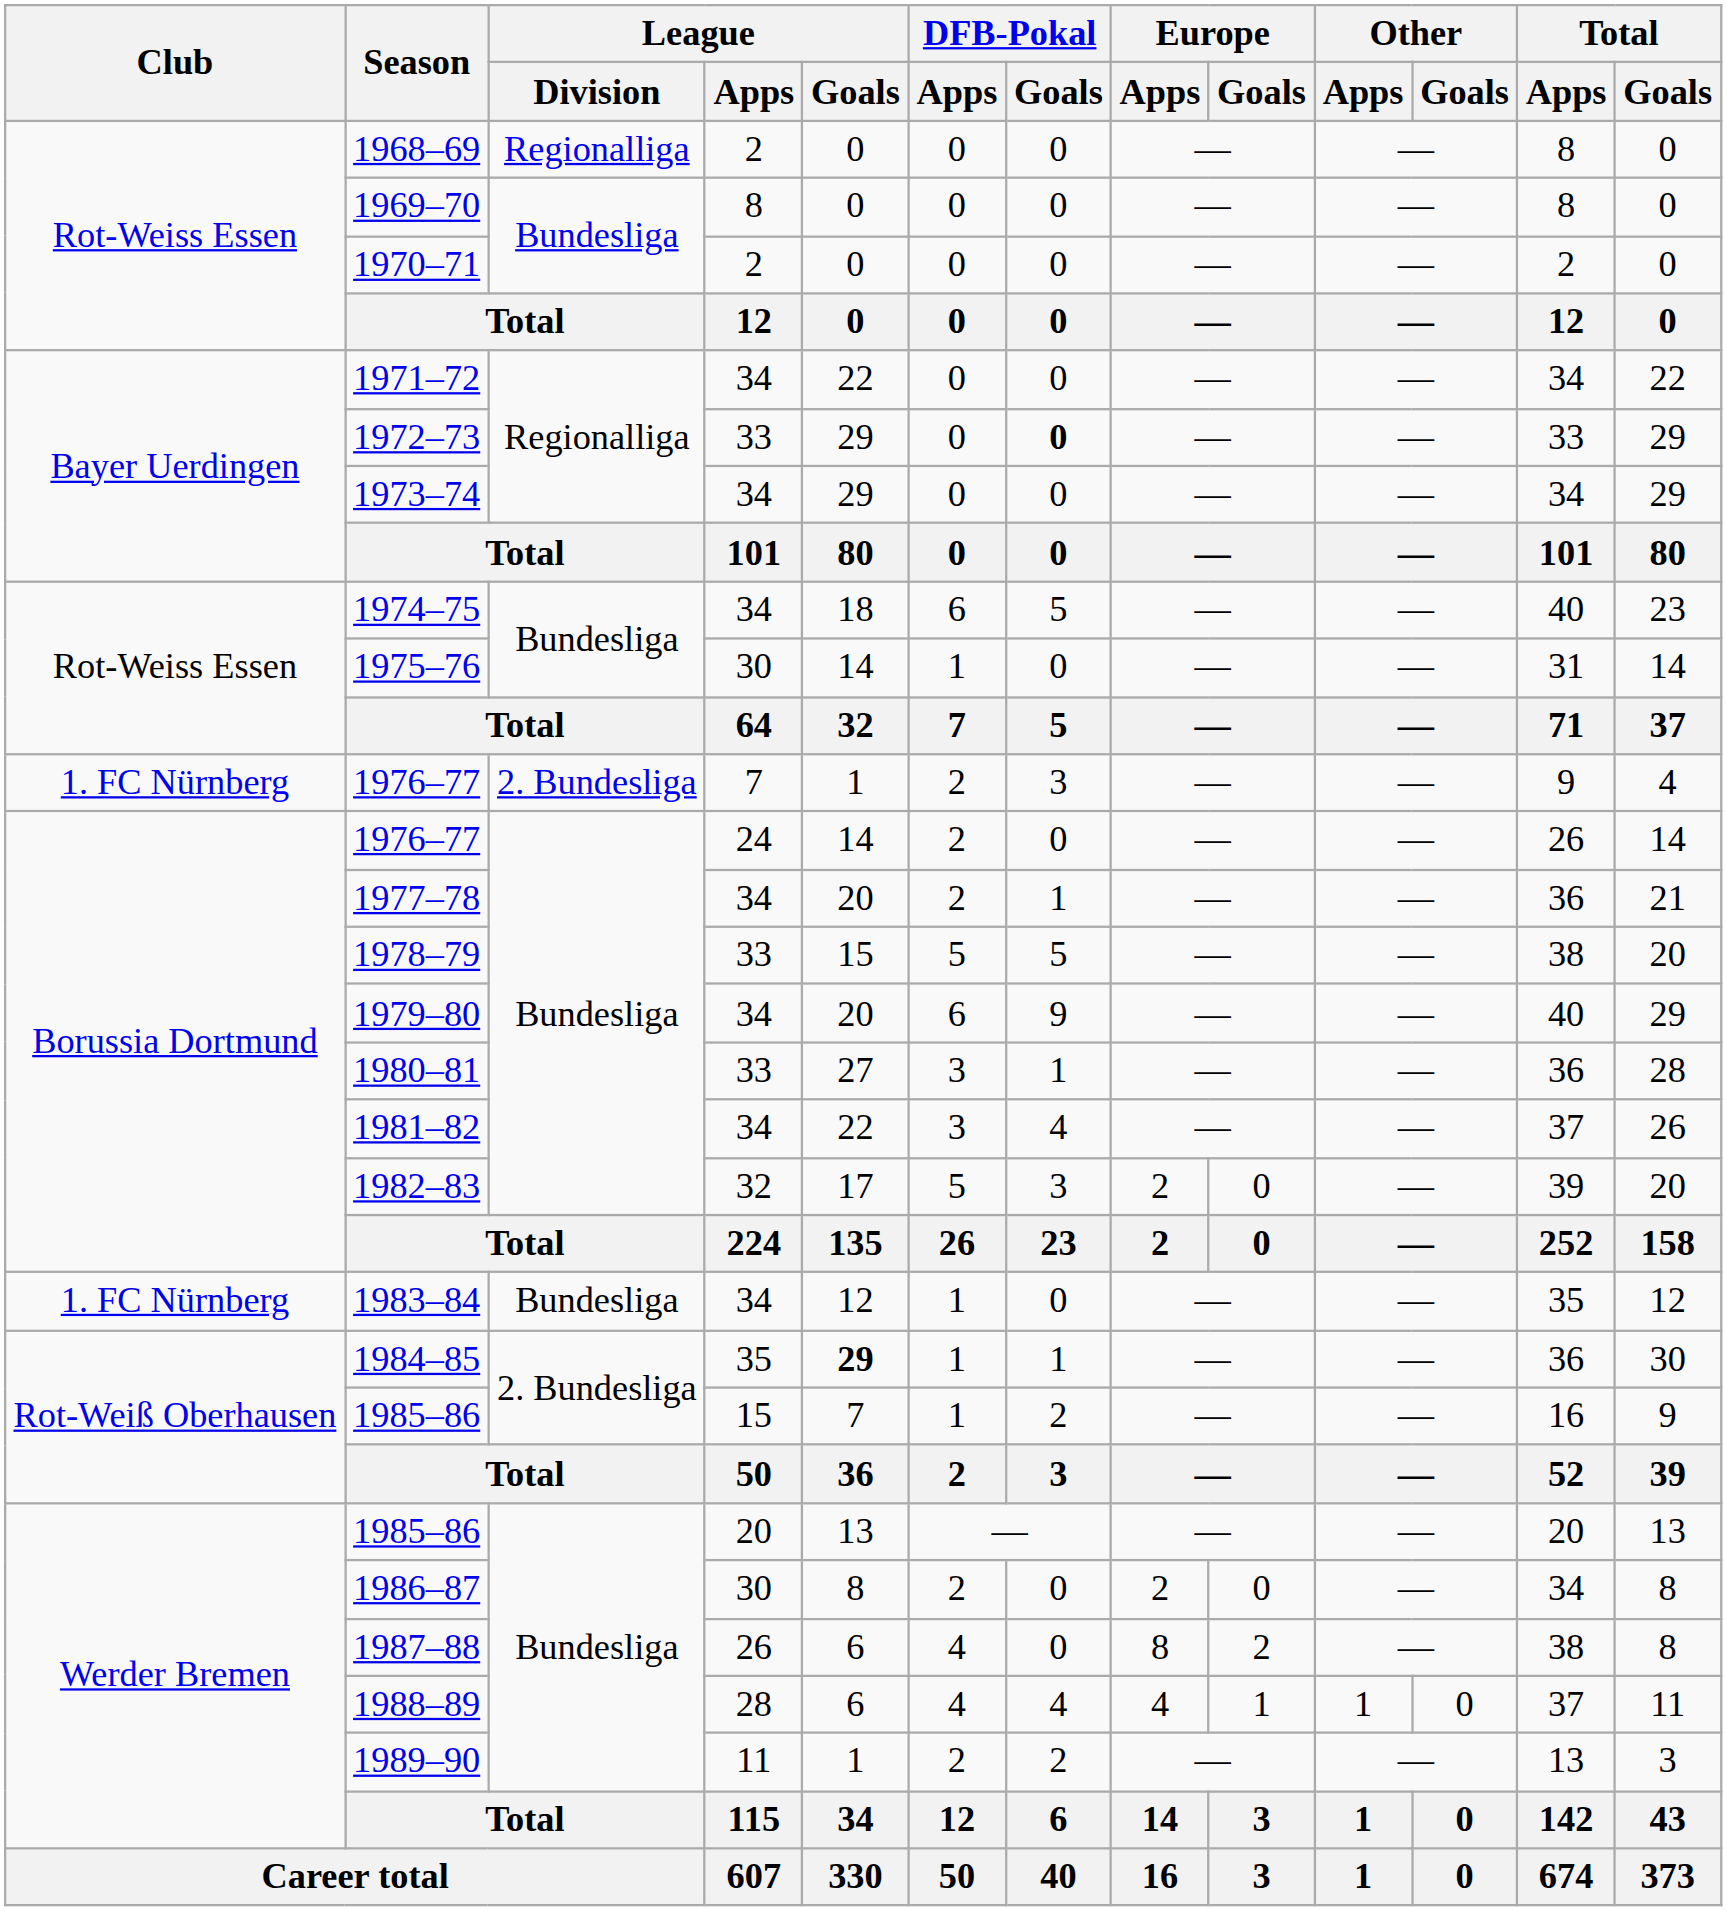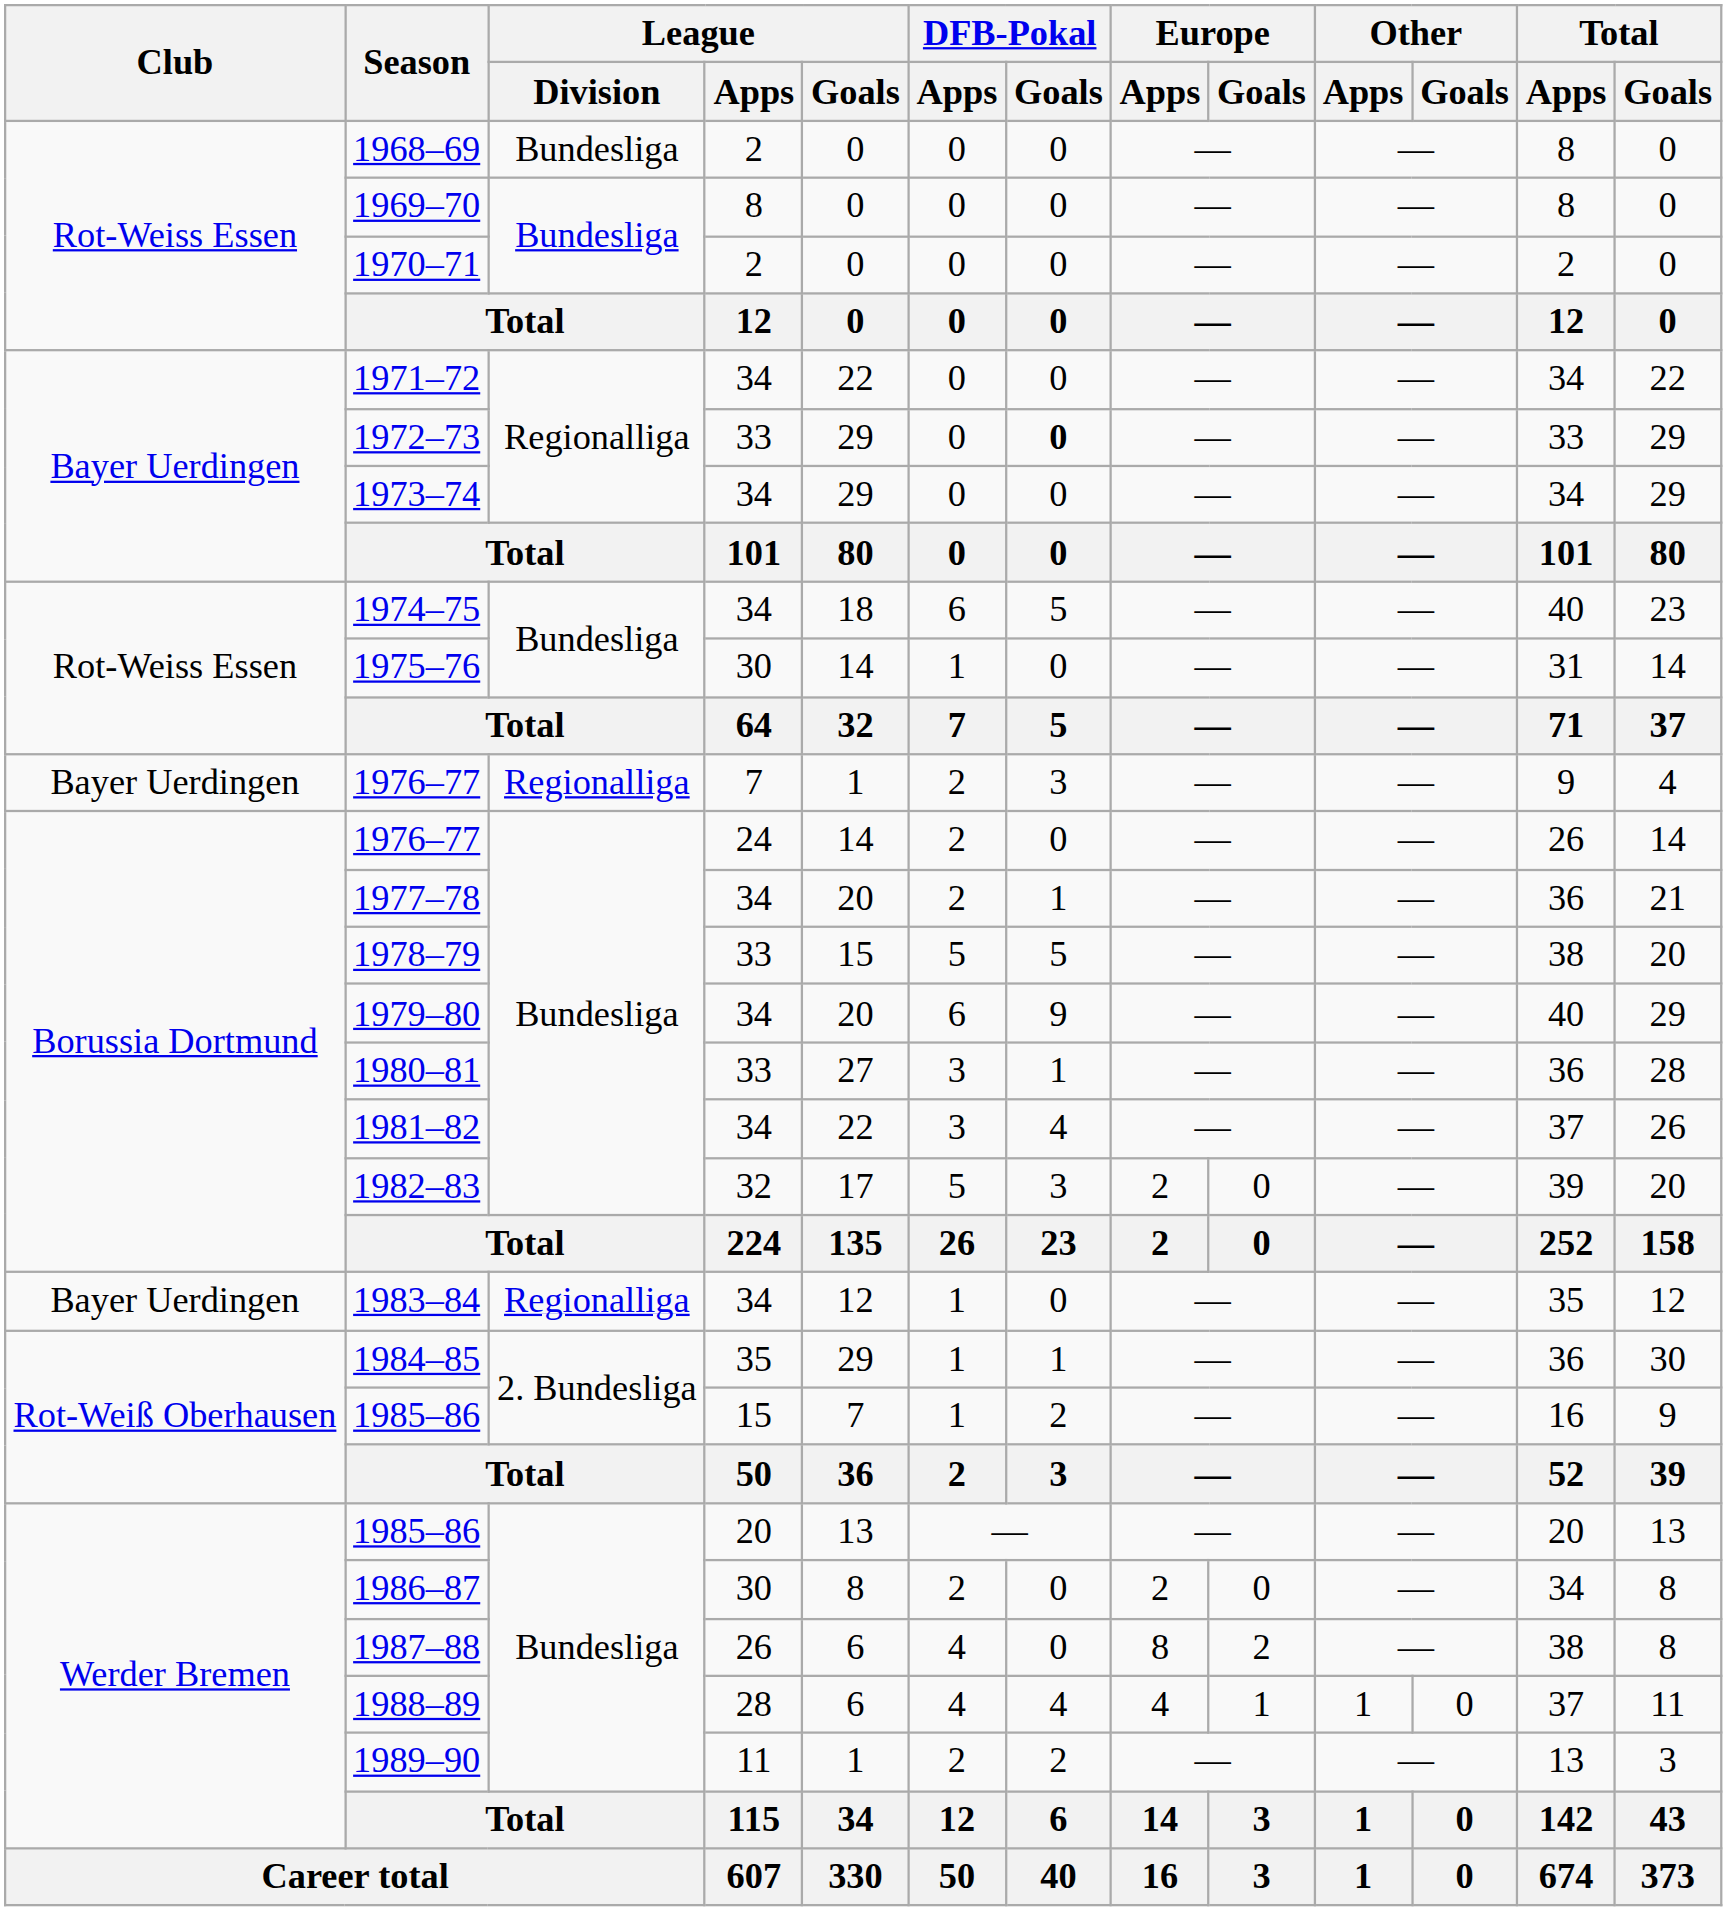(597, 148) Regionalliga -> (597, 148) Bundesliga
(175, 782) 1. FC Nürnberg -> (175, 782) Bayer Uerdingen
(597, 782) 2. Bundesliga -> (597, 782) Regionalliga
(175, 1300) 1. FC Nürnberg -> (175, 1300) Bayer Uerdingen
(597, 1300) Bundesliga -> (597, 1300) Regionalliga
(855, 1358) bold -> (855, 1358) normal
